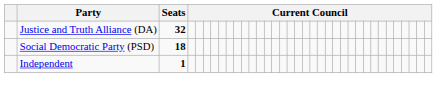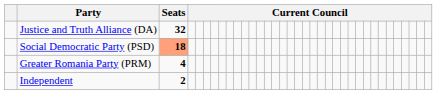(180, 47) no background -> (180, 47) lightsalmon background
+ row: (85, 64)
(183, 64) 1 -> (183, 81) 2
